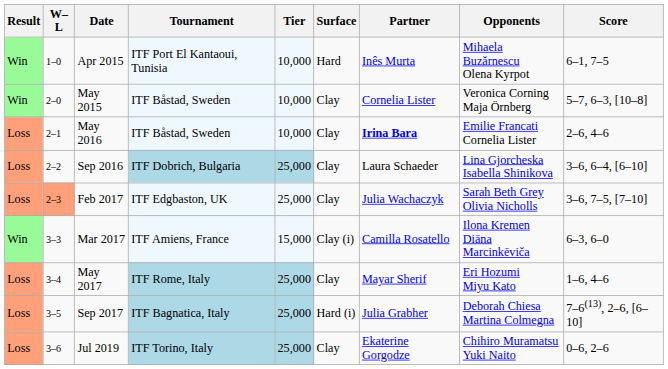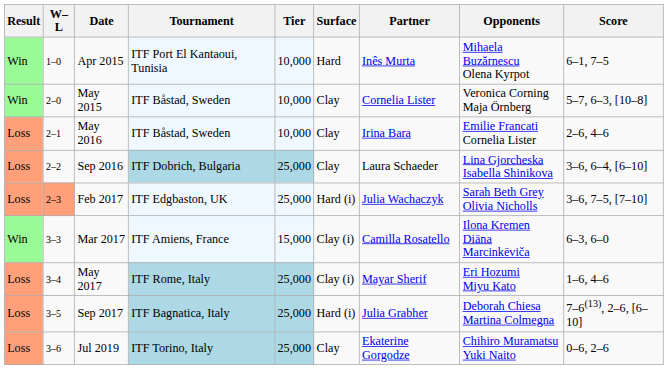(390, 133) bold -> (387, 133) normal
(328, 199) Clay -> (336, 199) Hard (i)
(328, 279) Clay -> (335, 279) Clay (i)
